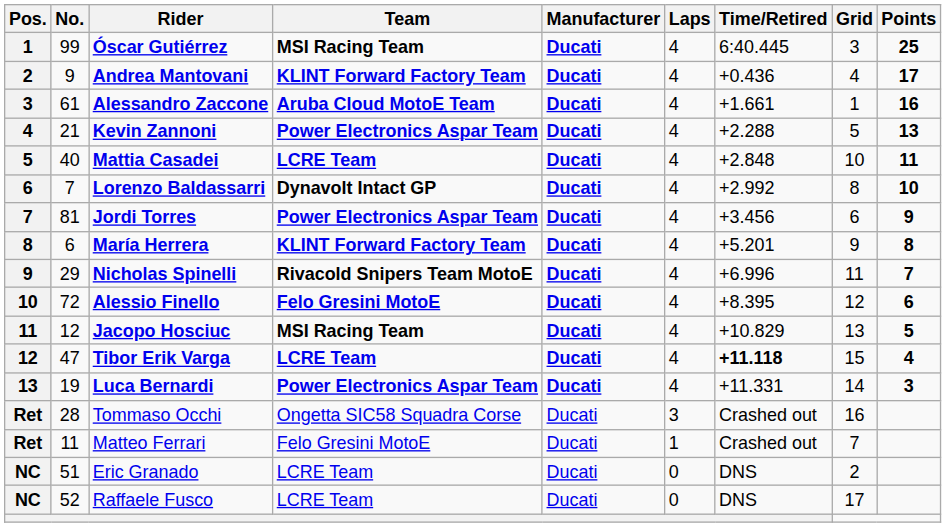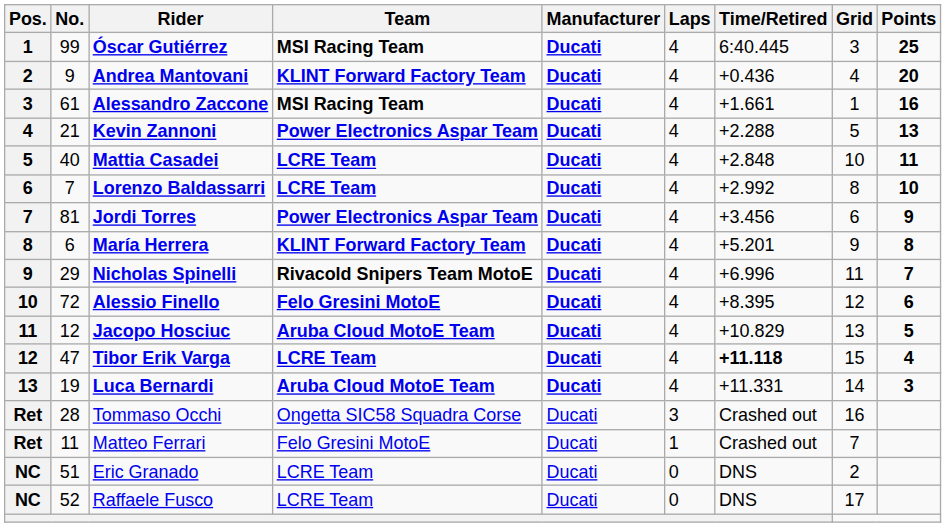(909, 75) 17 -> (909, 75) 20
(386, 103) Aruba Cloud MotoE Team -> (350, 103) MSI Racing Team
(357, 188) Dynavolt Intact GP -> (326, 188) LCRE Team
(350, 330) MSI Racing Team -> (386, 330) Aruba Cloud MotoE Team
(407, 386) Power Electronics Aspar Team -> (386, 386) Aruba Cloud MotoE Team
